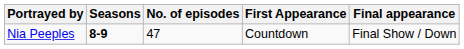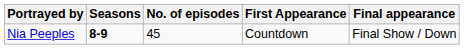(153, 34) 47 -> (153, 34) 45
